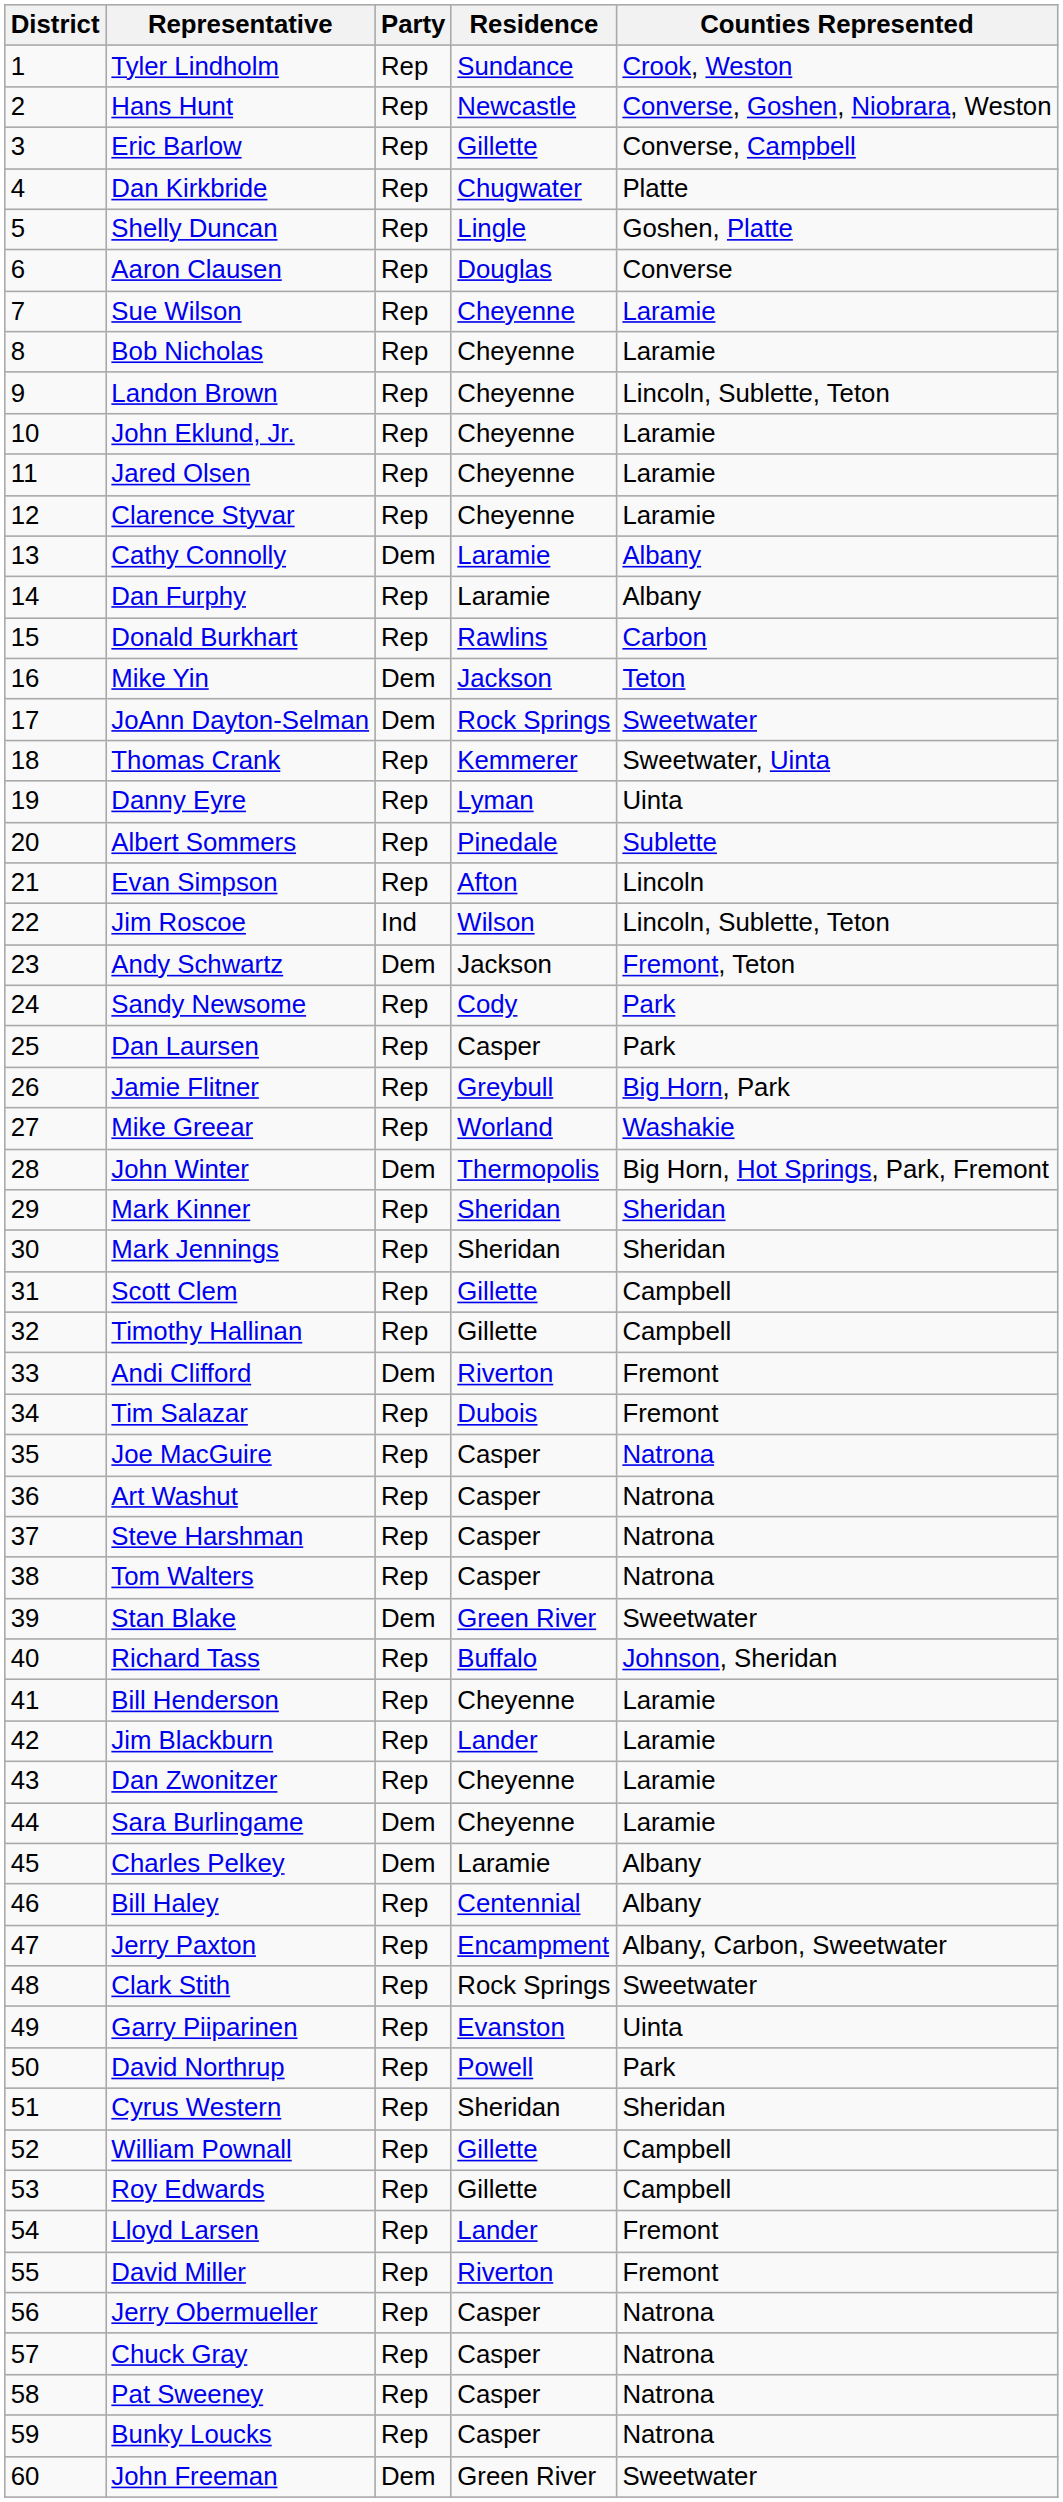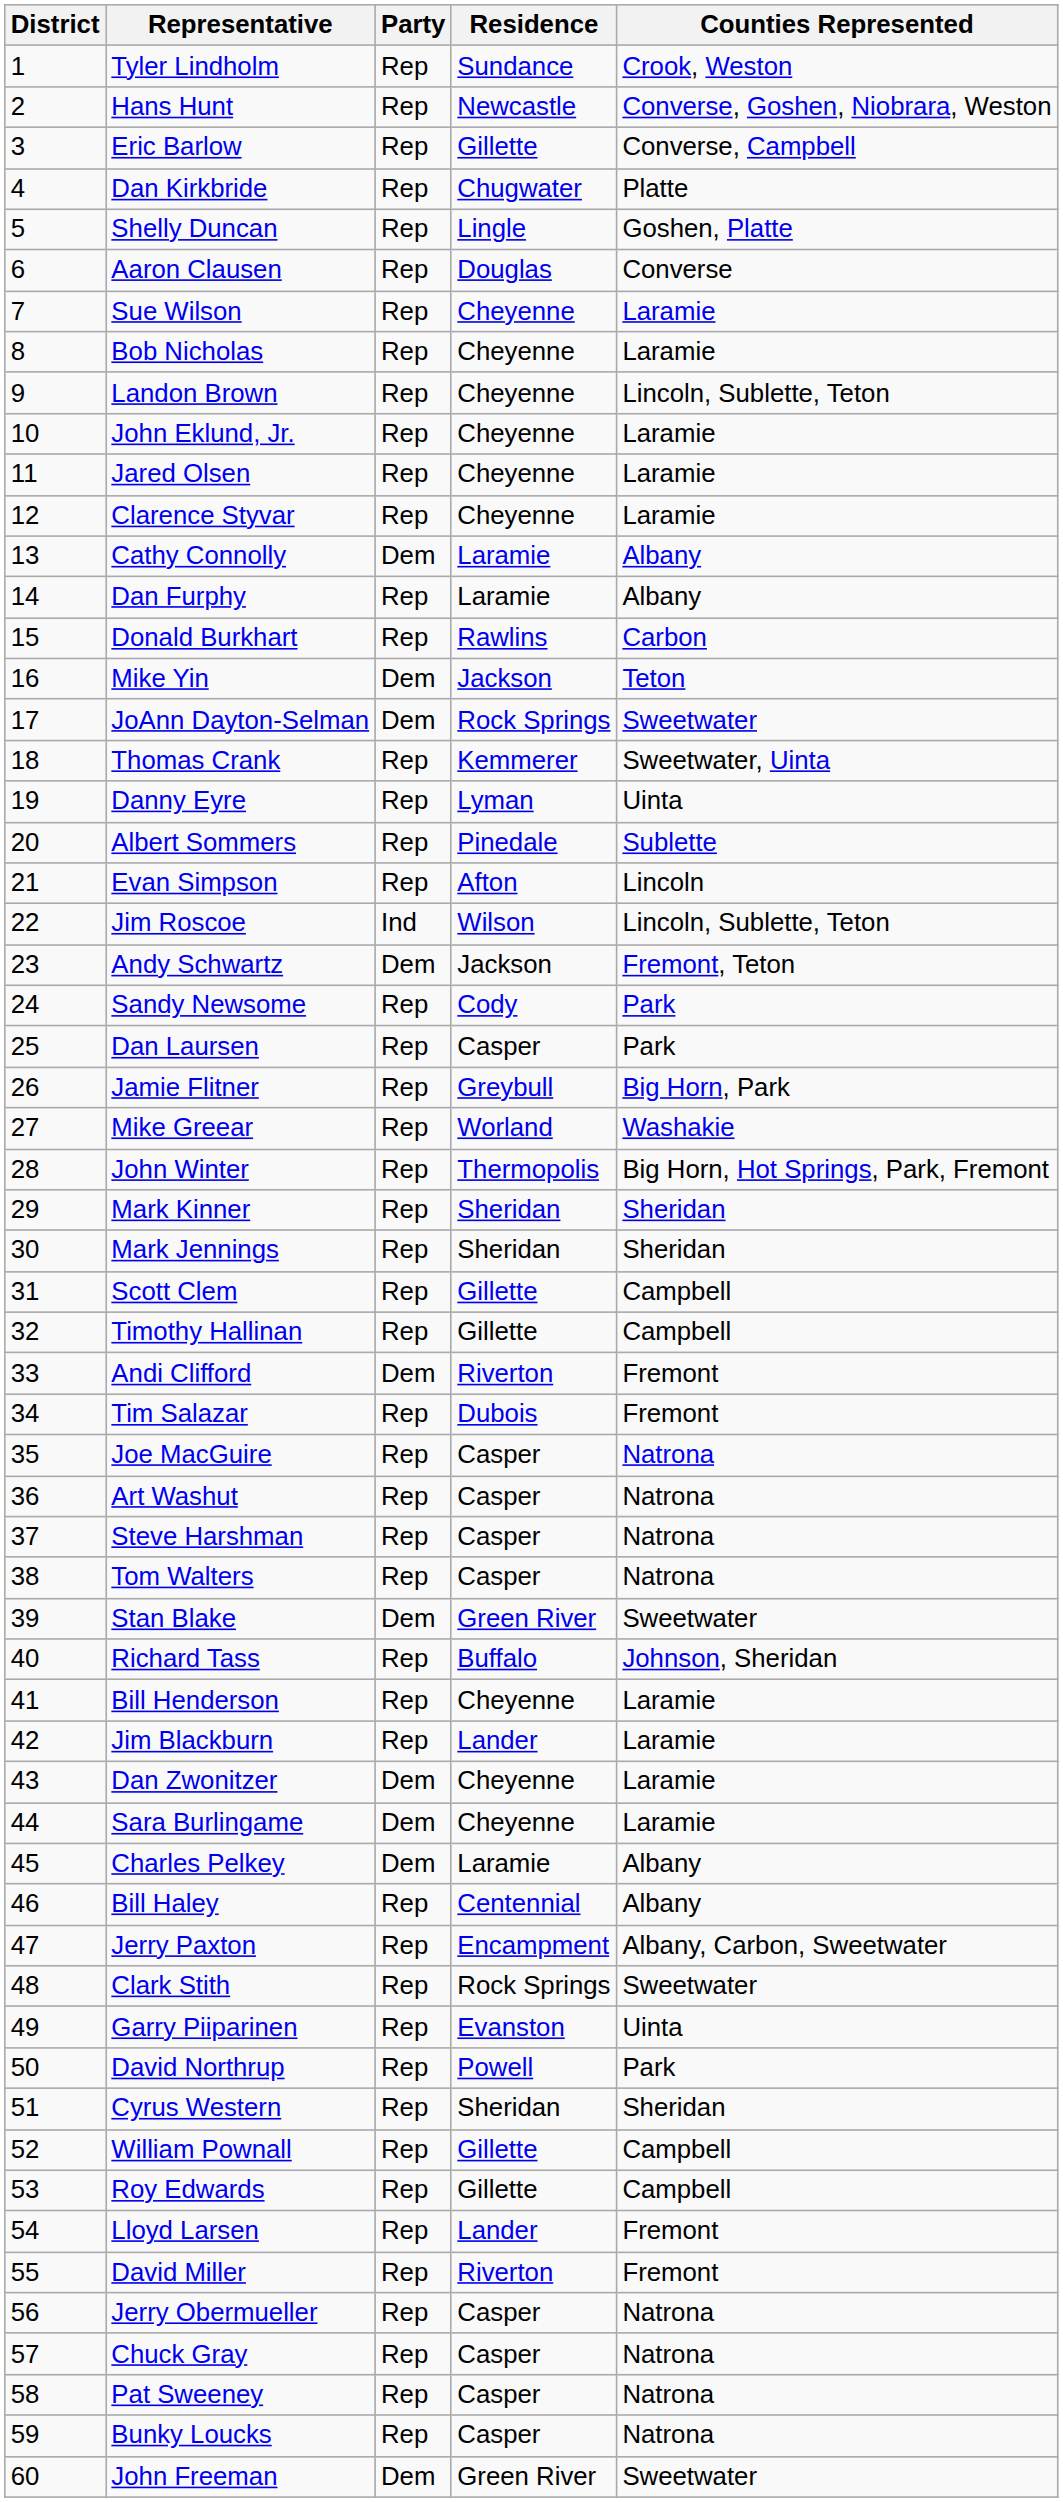(408, 1168) Dem -> (405, 1168) Rep
(405, 1781) Rep -> (408, 1781) Dem
